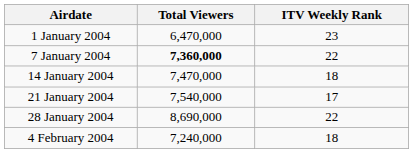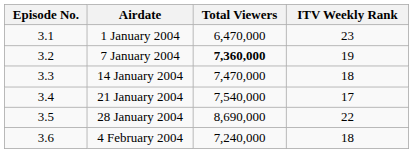+ column: (46, 14)
(332, 55) 22 -> (347, 55) 19
